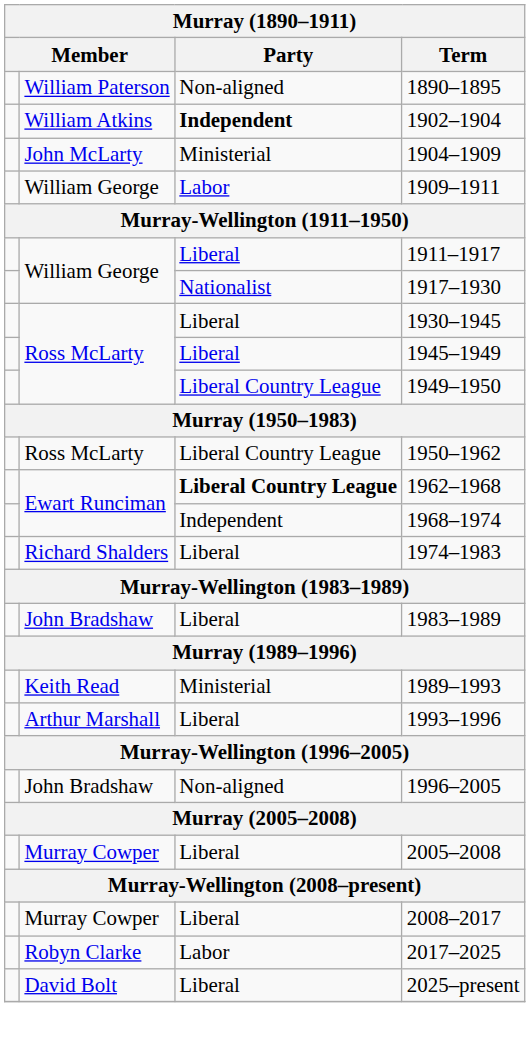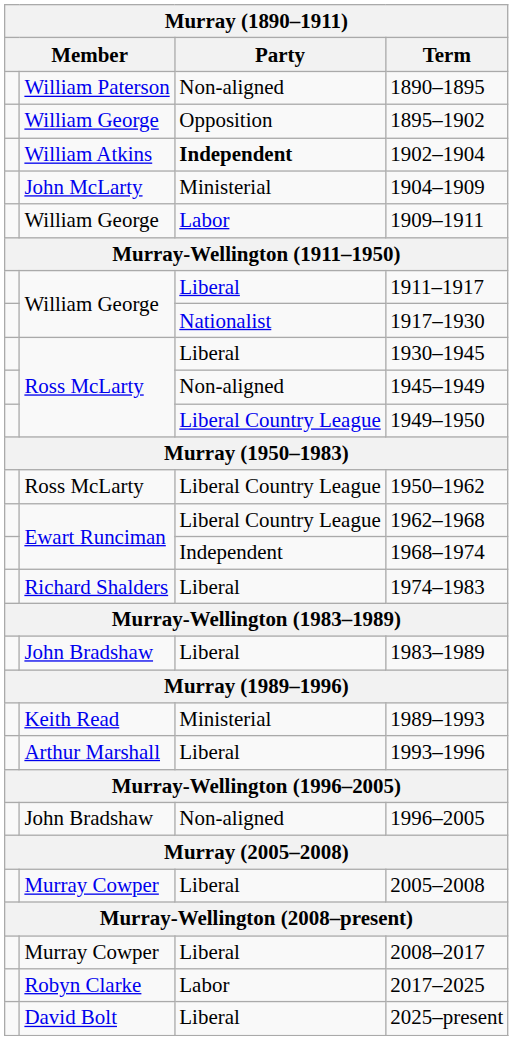+ row: (438, 120)
(210, 353) Liberal -> (232, 386) Non-aligned
(288, 486) bold -> (280, 519) normal
